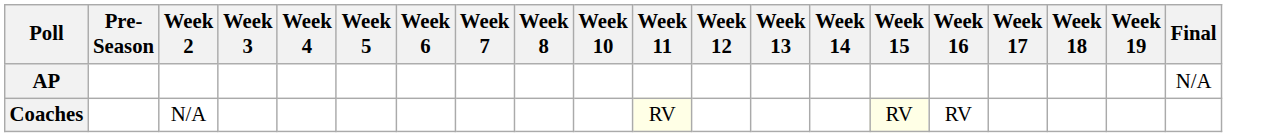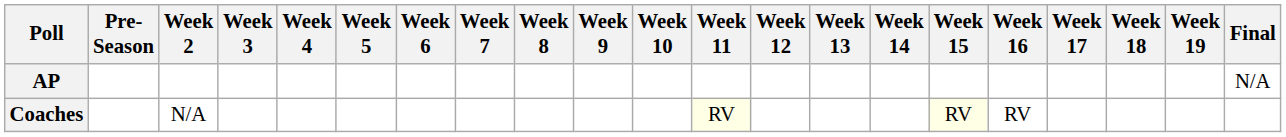+ column: (603, 34)
